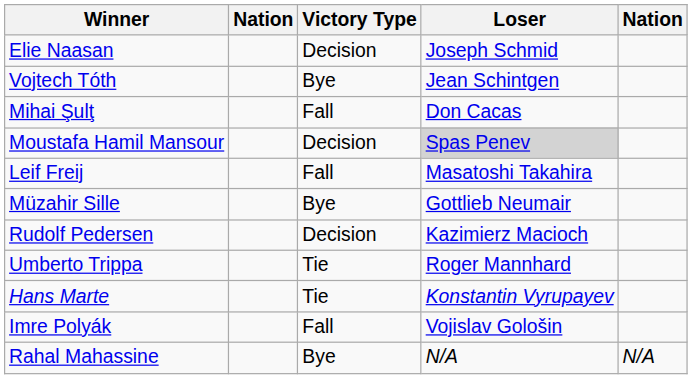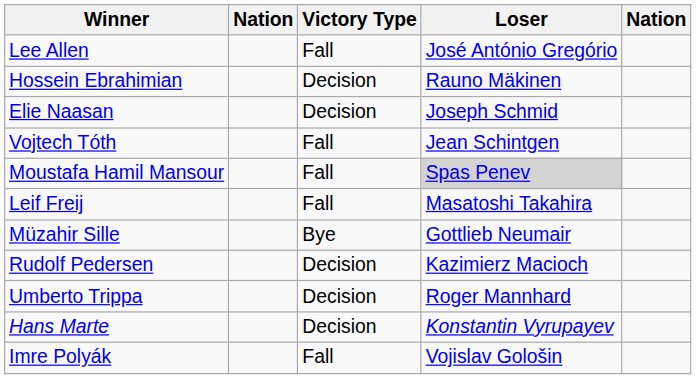+ row: (49, 50)
+ row: (96, 81)
(319, 81) Bye -> (318, 142) Fall
- row: (52, 111)
(339, 142) Decision -> (318, 173) Fall
(315, 265) Tie -> (339, 296) Decision
(315, 296) Tie -> (339, 326) Decision
- row: (84, 357)
